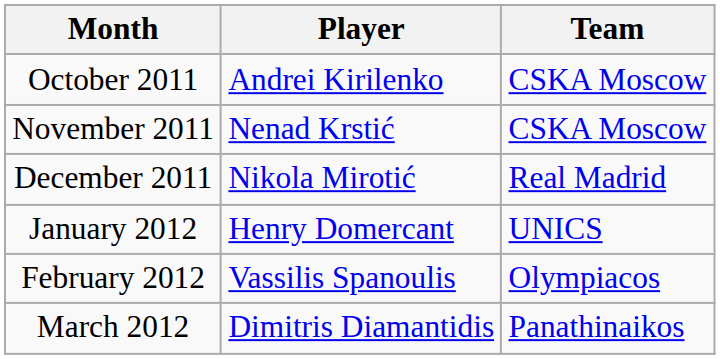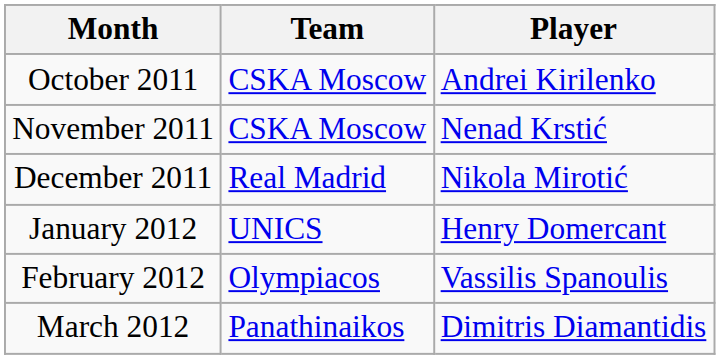columns swapped: (361, 29) <-> (607, 29)
